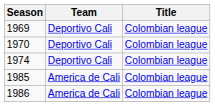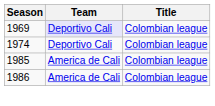(80, 28) no background -> (80, 28) lavender background
- row: (18, 45)
